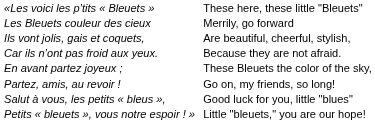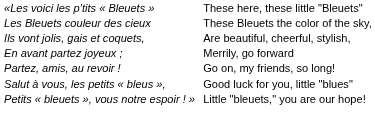(249, 23) Merrily, go forward -> (287, 23) These Bleuets the color of the sky,
- row: (81, 53)
(287, 69) These Bleuets the color of the sky, -> (249, 53) Merrily, go forward
